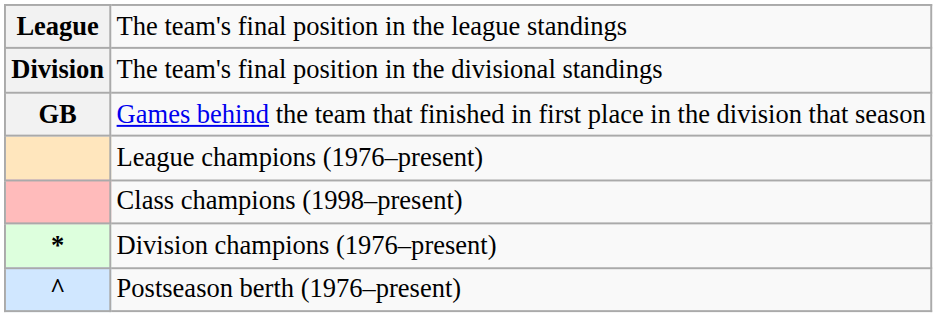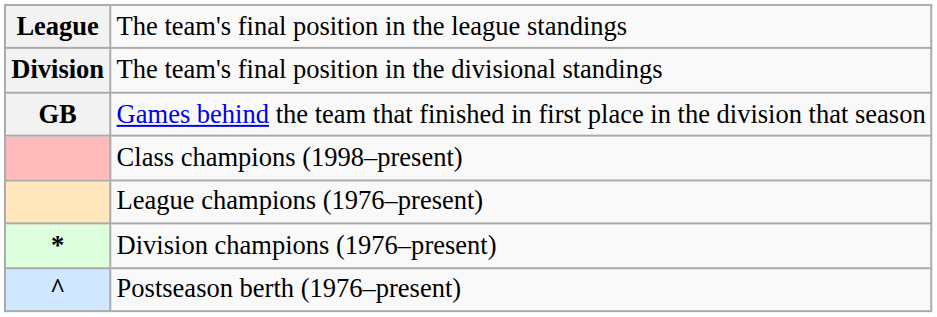rows swapped: (290, 200) <-> (300, 157)
